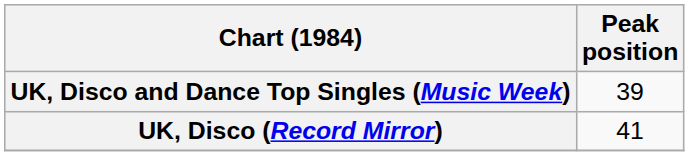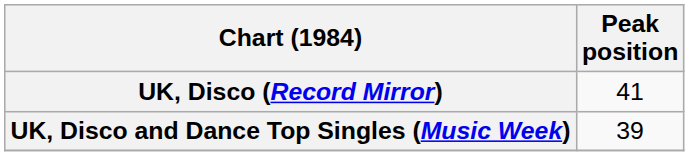rows swapped: (290, 130) <-> (290, 91)
